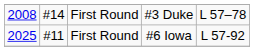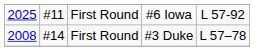rows swapped: (169, 14) <-> (169, 35)
